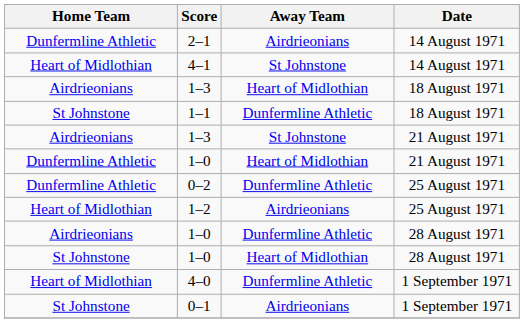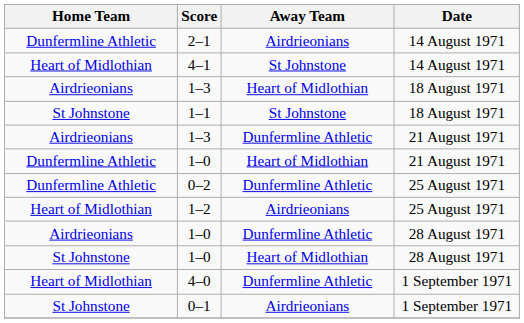(307, 112) Dunfermline Athletic -> (307, 112) St Johnstone
(307, 137) St Johnstone -> (307, 137) Dunfermline Athletic
